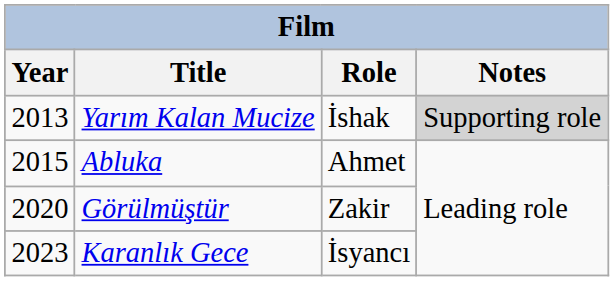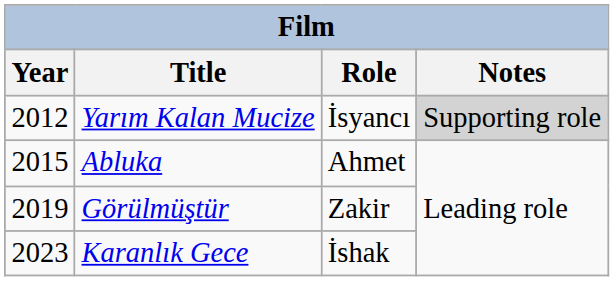(40, 117) 2013 -> (40, 117) 2012
(359, 117) İshak -> (369, 117) İsyancı
(40, 207) 2020 -> (40, 207) 2019
(369, 252) İsyancı -> (359, 252) İshak
